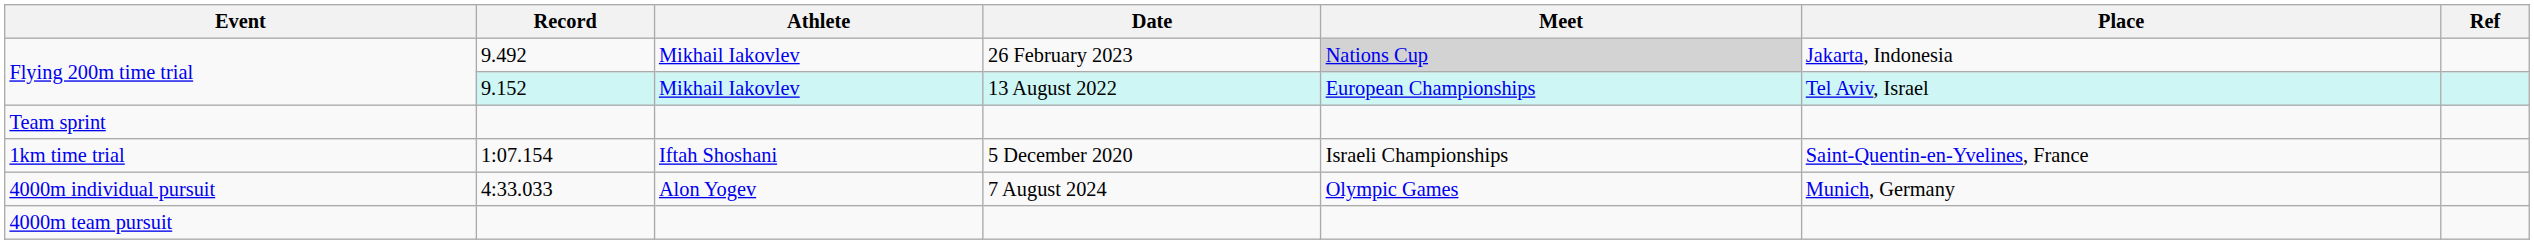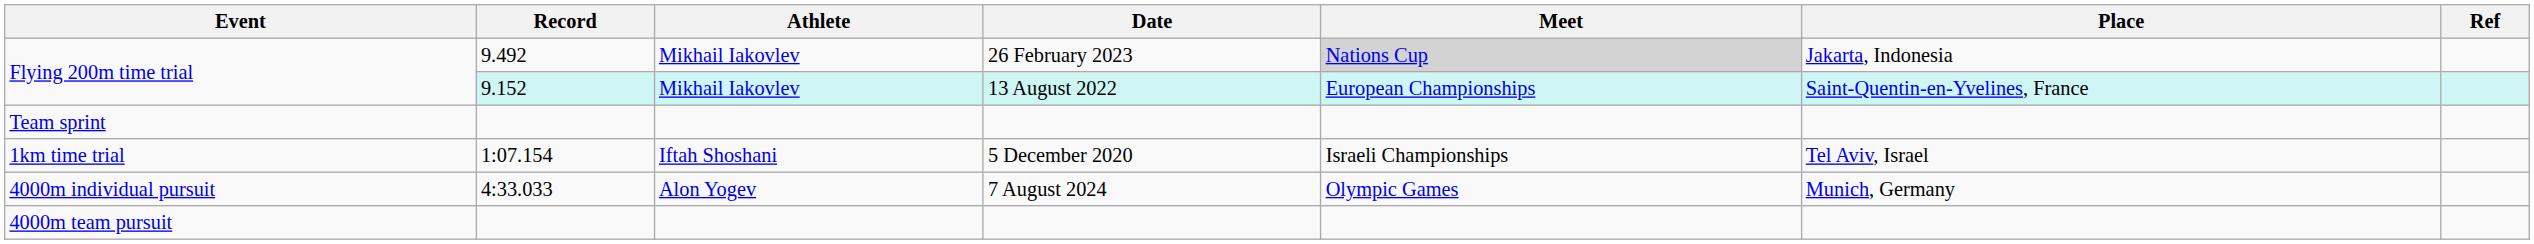(1867, 88) Tel Aviv, Israel -> (1947, 88) Saint-Quentin-en-Yvelines, France
(1947, 155) Saint-Quentin-en-Yvelines, France -> (1867, 155) Tel Aviv, Israel
